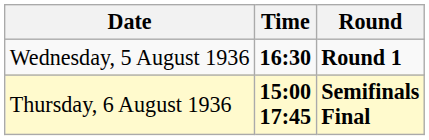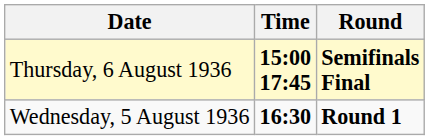rows swapped: (130, 57) <-> (121, 104)
